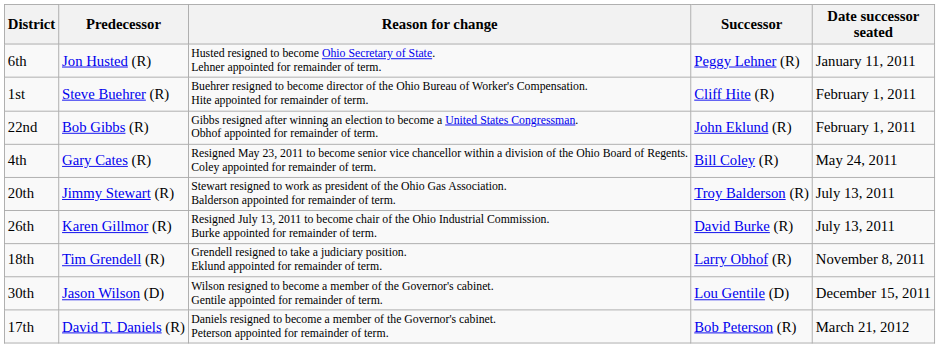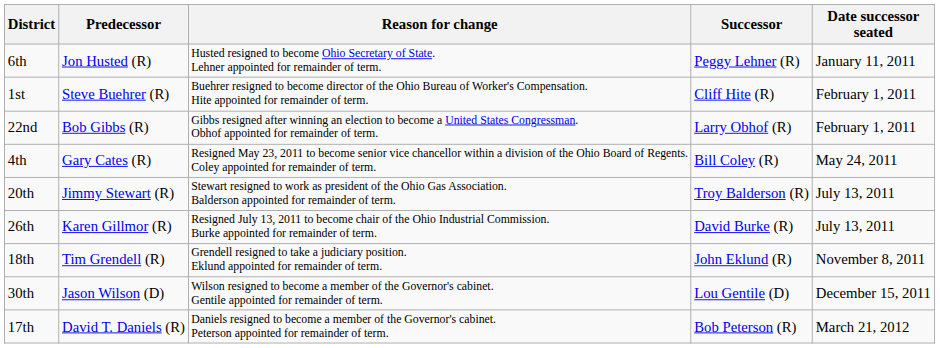(743, 127) John Eklund (R) -> (743, 127) Larry Obhof (R)
(743, 260) Larry Obhof (R) -> (743, 260) John Eklund (R)
